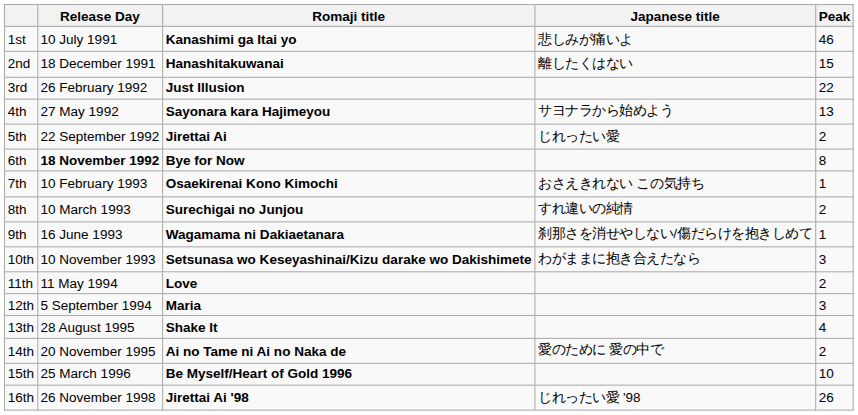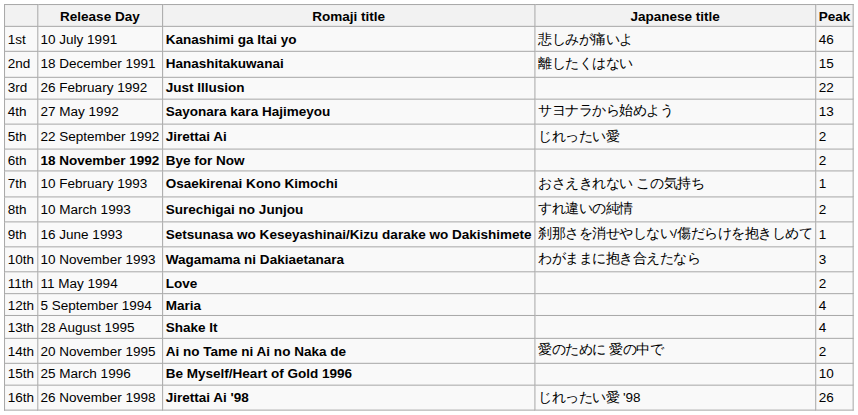(822, 160) 8 -> (822, 160) 2
(255, 234) Wagamama ni Dakiaetanara -> (349, 234) Setsunasa wo Keseyashinai/Kizu darake wo Dakishimete
(349, 259) Setsunasa wo Keseyashinai/Kizu darake wo Dakishimete -> (255, 259) Wagamama ni Dakiaetanara
(822, 305) 3 -> (822, 305) 4
